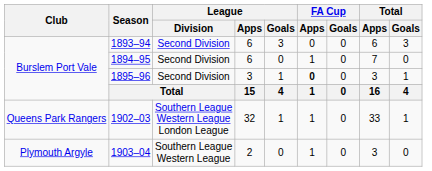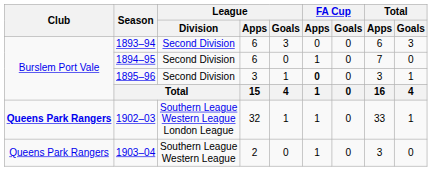(57, 119) normal -> (59, 119) bold
(57, 152) Plymouth Argyle -> (59, 152) Queens Park Rangers
